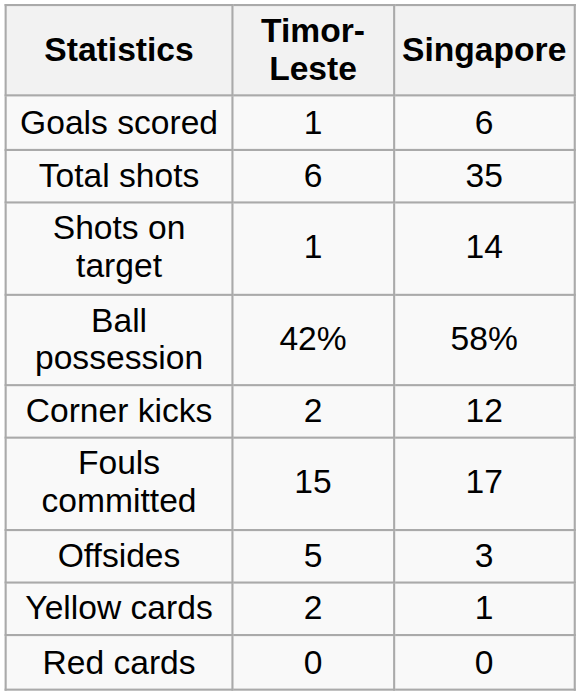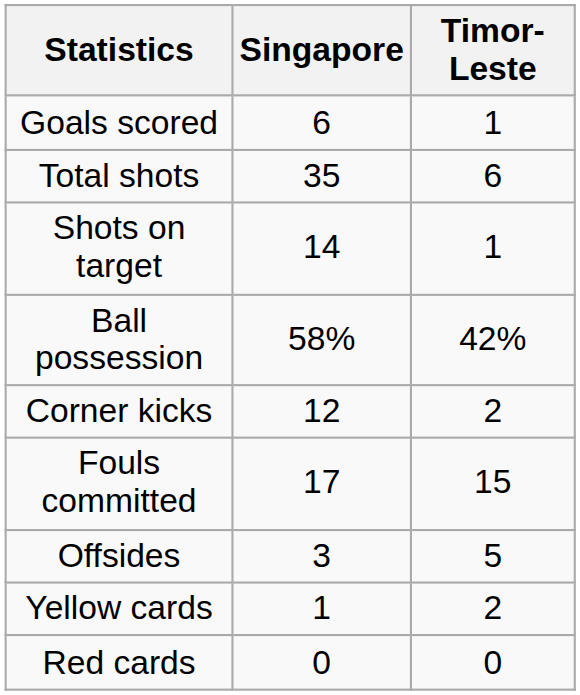columns swapped: (484, 50) <-> (313, 50)
